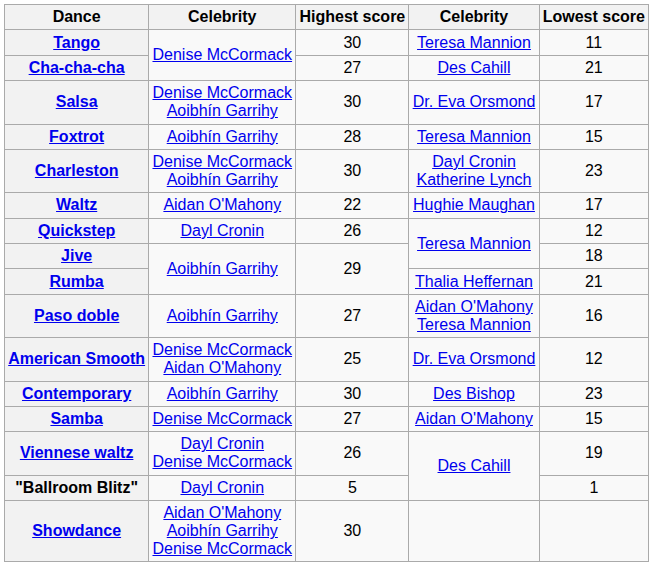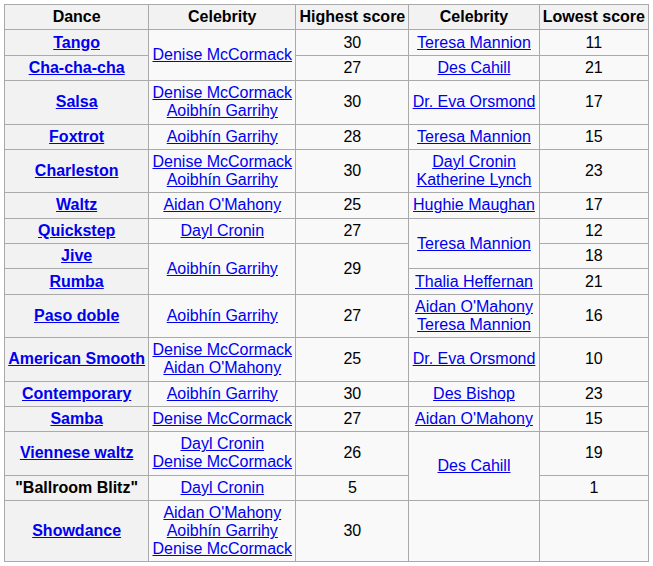(352, 205) 22 -> (352, 205) 25
(352, 230) 26 -> (352, 230) 27
(594, 359) 12 -> (594, 359) 10
